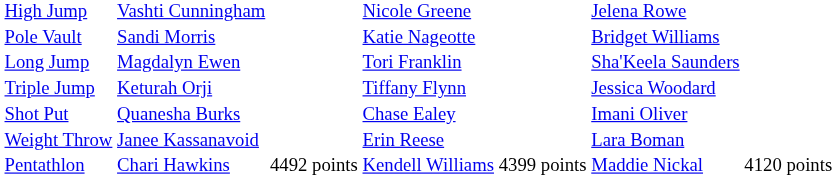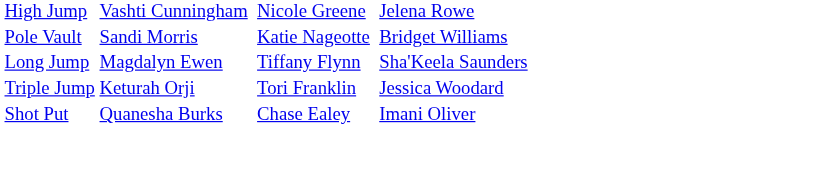(412, 62) Tori Franklin -> (309, 62) Tiffany Flynn
(414, 88) Tiffany Flynn -> (307, 88) Tori Franklin
- row: (58, 139)
- row: (45, 165)
